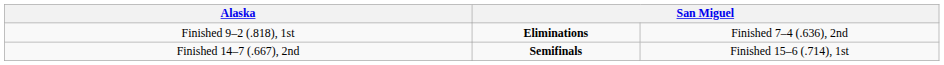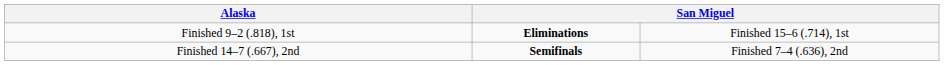(790, 32) Finished 7–4 (.636), 2nd -> (790, 32) Finished 15–6 (.714), 1st
(790, 51) Finished 15–6 (.714), 1st -> (790, 51) Finished 7–4 (.636), 2nd
